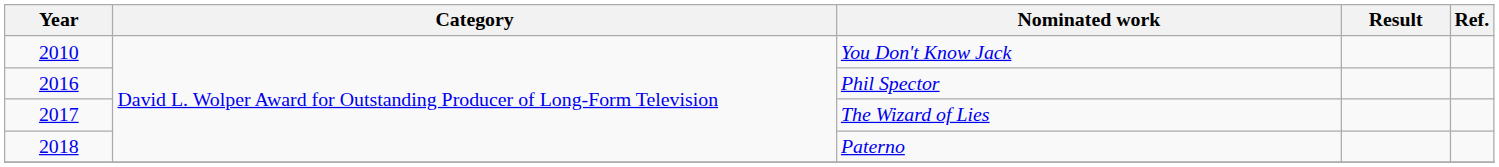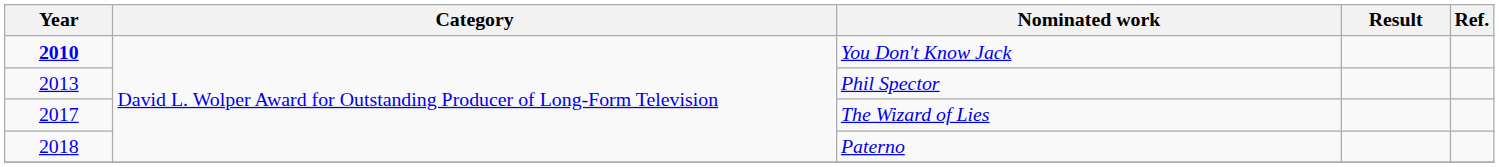(59, 51) normal -> (59, 51) bold
(59, 83) 2016 -> (59, 83) 2013
